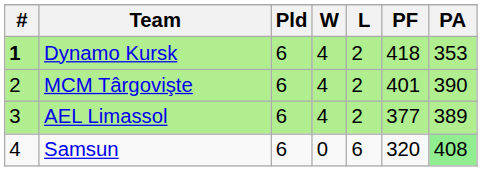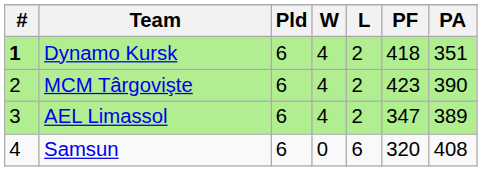(451, 52) 353 -> (451, 52) 351
(403, 85) 401 -> (403, 85) 423
(403, 117) 377 -> (403, 117) 347
(451, 149) lightgreen background -> (451, 149) no background
